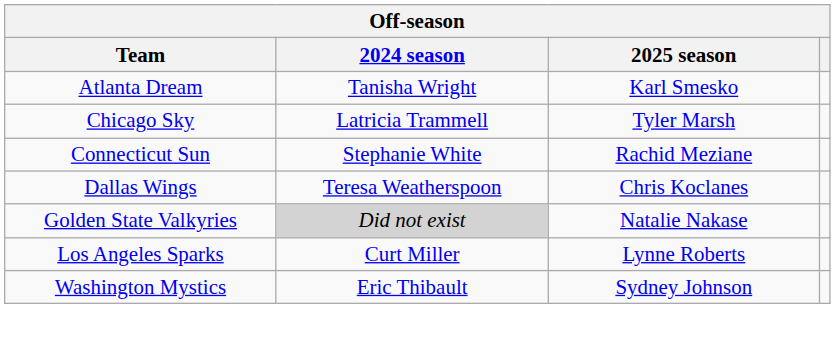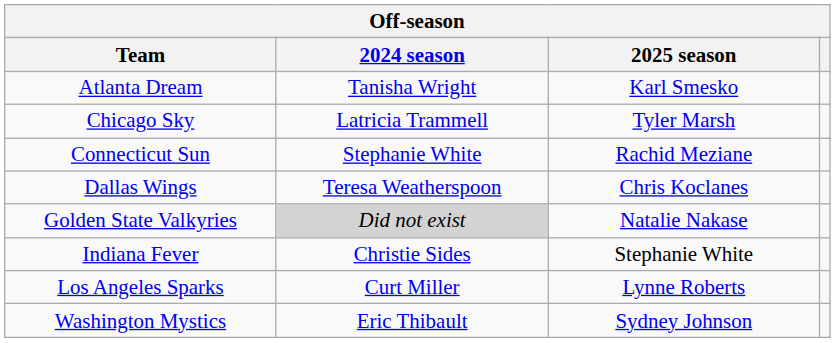+ row: (140, 253)
